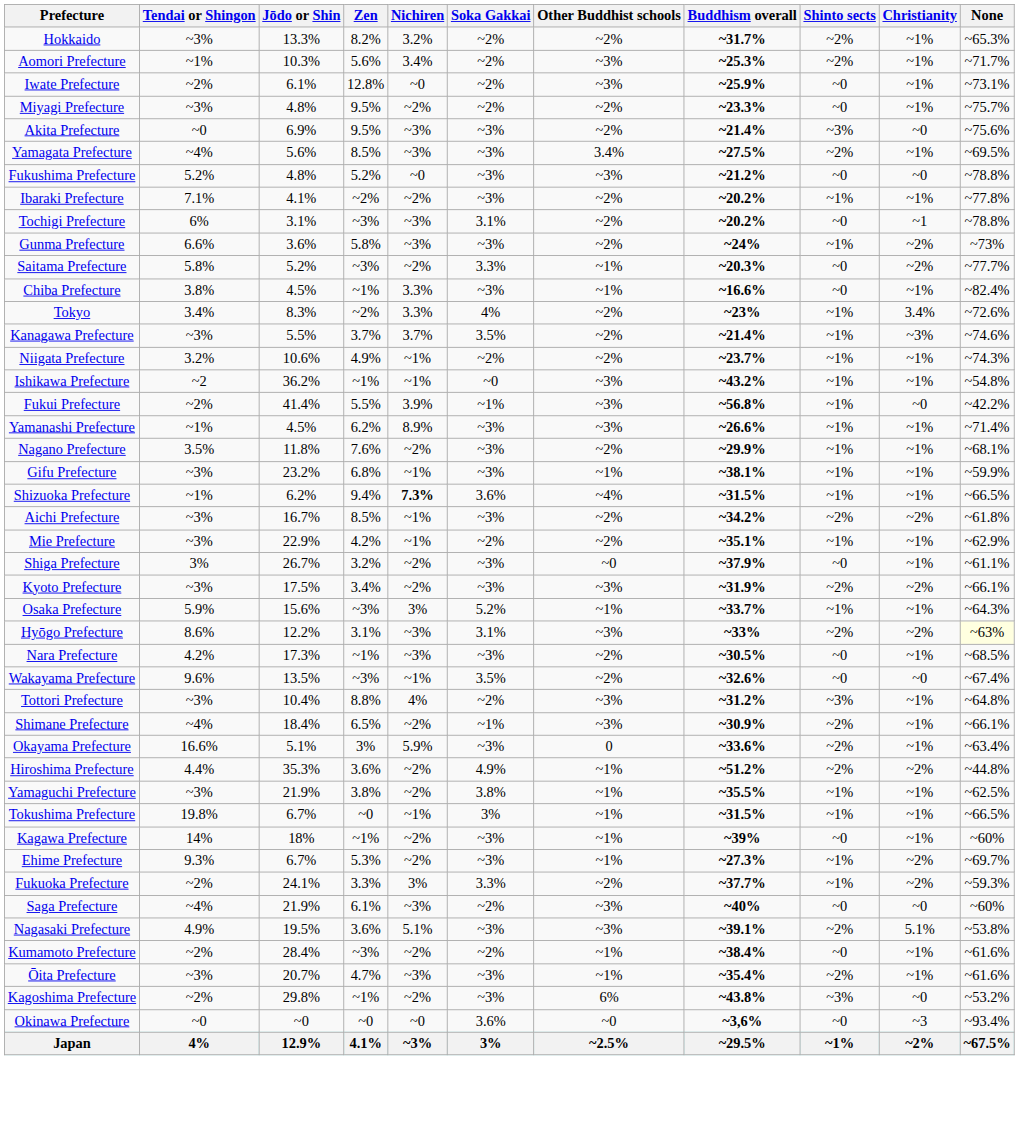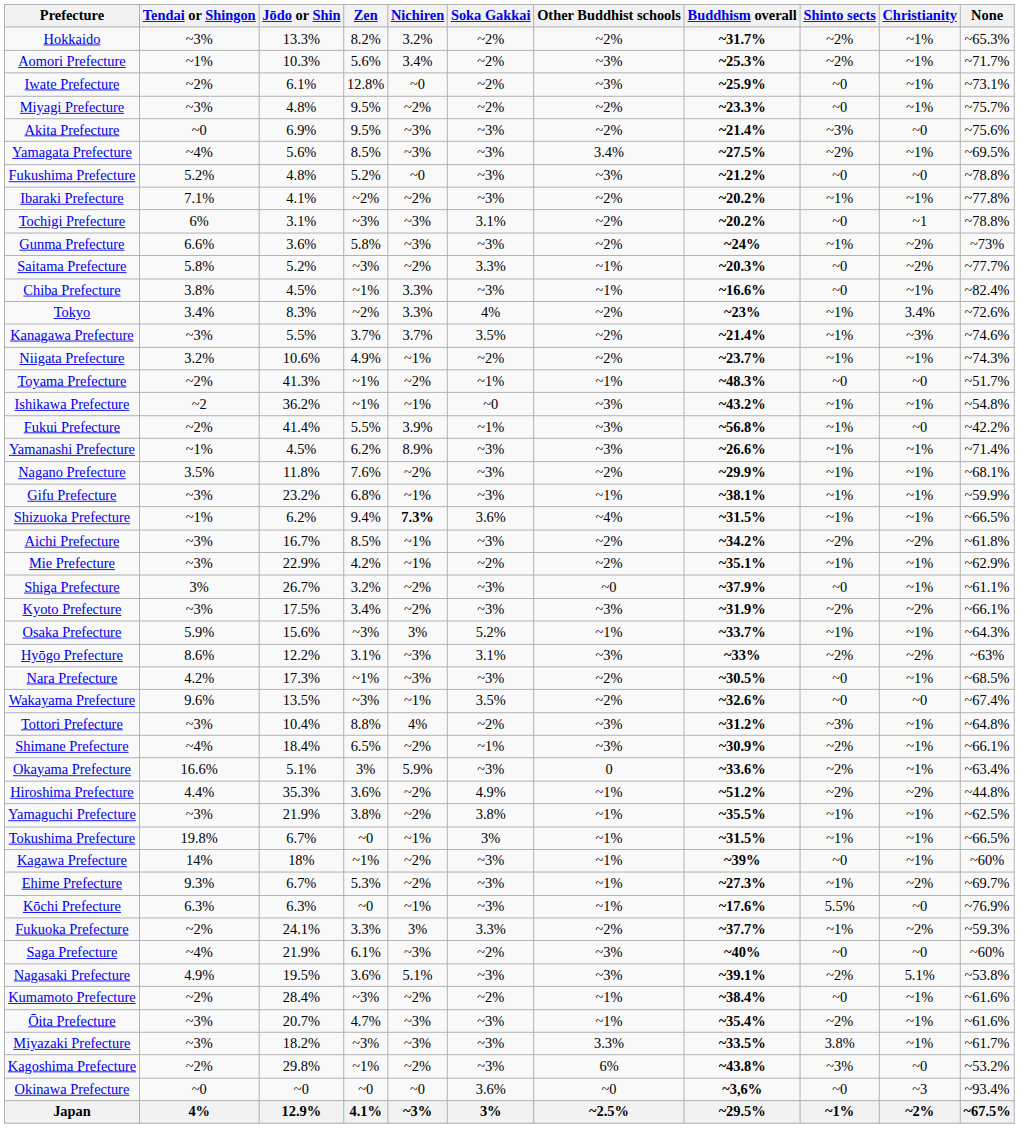+ row: (72, 381)
(987, 632) lightyellow background -> (987, 655) no background
+ row: (72, 906)
+ row: (72, 1043)
